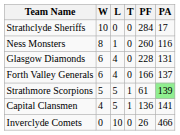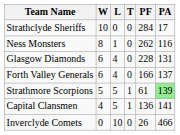(146, 43) 260 -> (146, 43) 262
